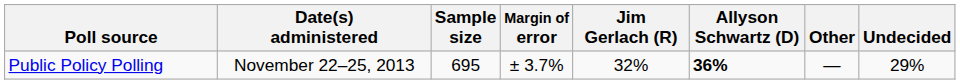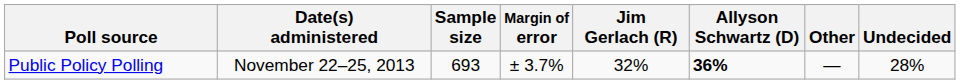(466, 65) 695 -> (466, 65) 693
(907, 65) 29% -> (907, 65) 28%
